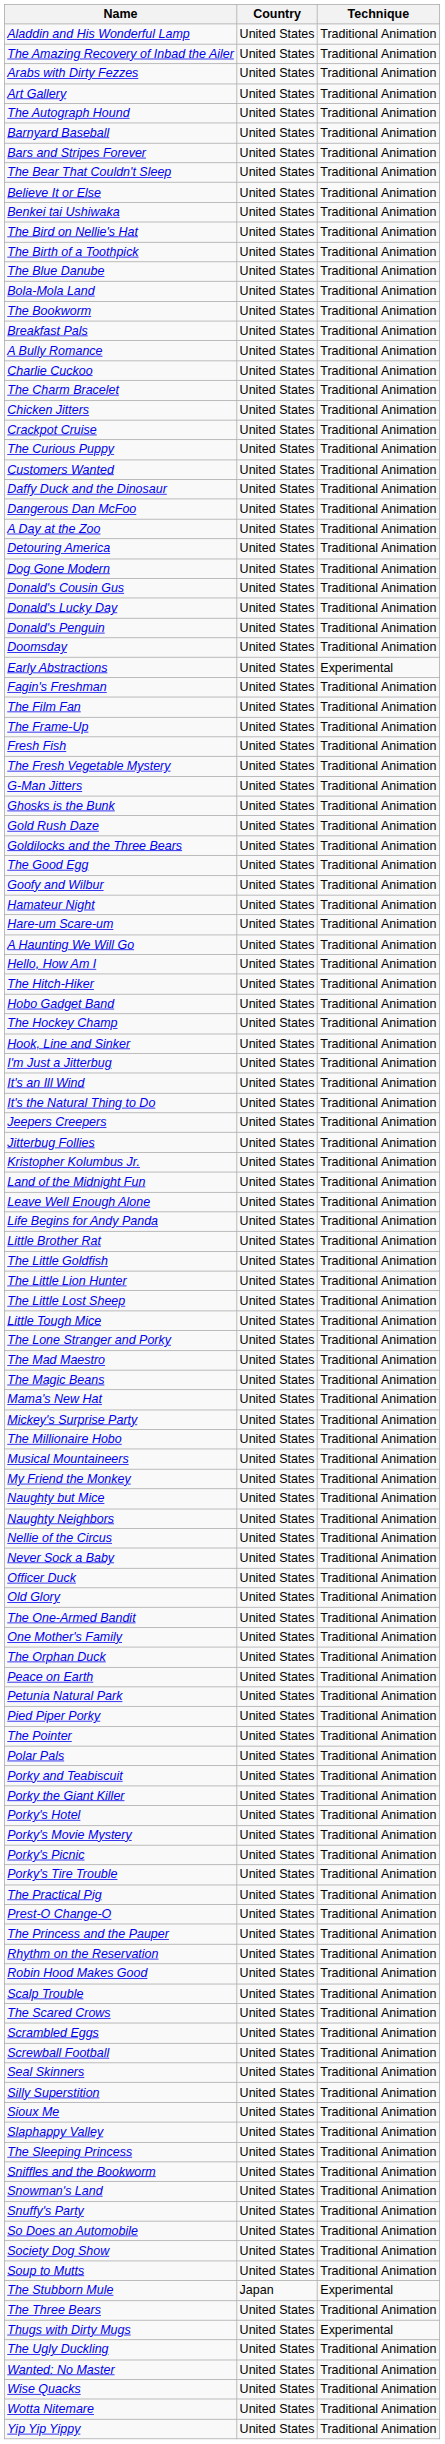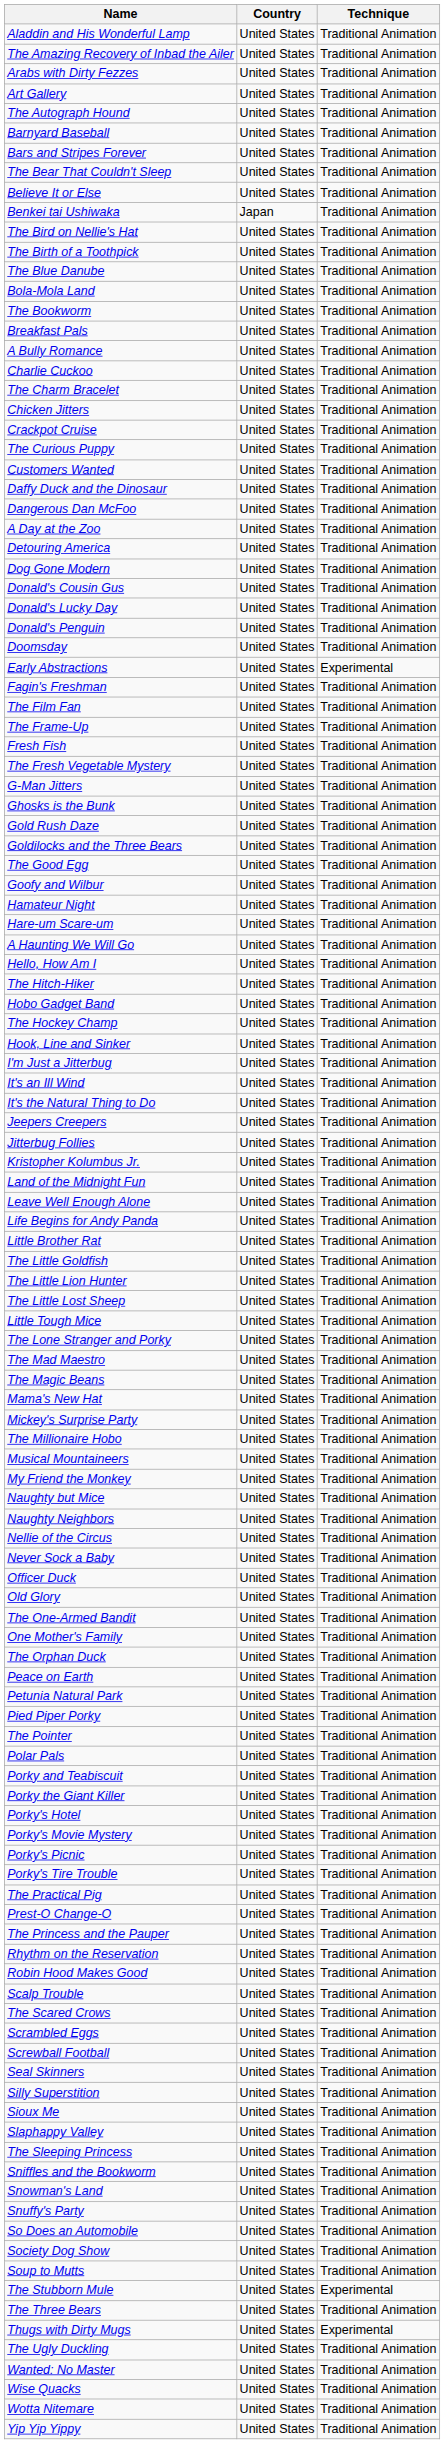(277, 212) United States -> (257, 212) Japan
(257, 2290) Japan -> (277, 2290) United States
